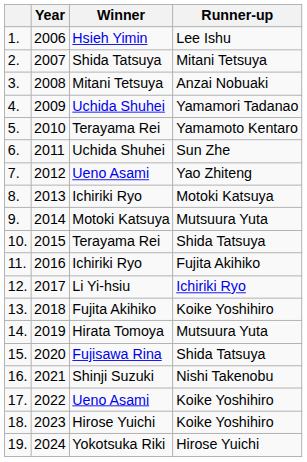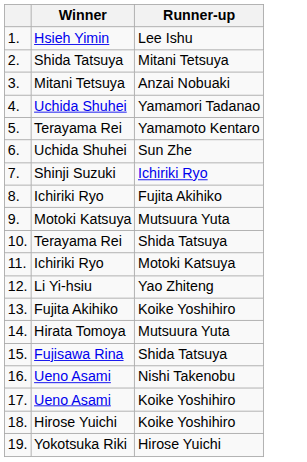- column: (50, 15)
(111, 173) Ueno Asami -> (75, 173) Shinji Suzuki
(214, 173) Yao Zhiteng -> (173, 173) Ichiriki Ryo
(225, 196) Motoki Katsuya -> (180, 196) Fujita Akihiko
(218, 264) Fujita Akihiko -> (187, 264) Motoki Katsuya
(211, 286) Ichiriki Ryo -> (176, 286) Yao Zhiteng
(113, 377) Shinji Suzuki -> (72, 377) Ueno Asami
